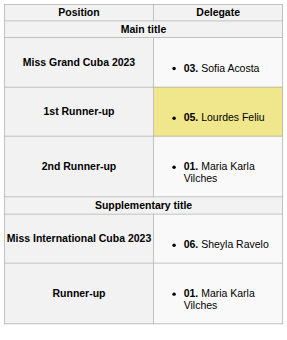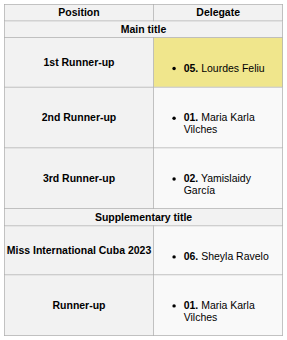- row: (79, 62)
+ row: (79, 179)
